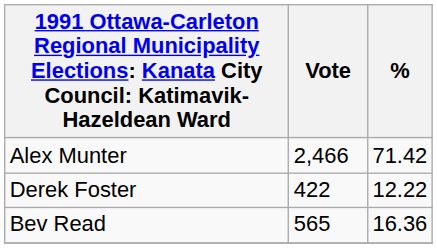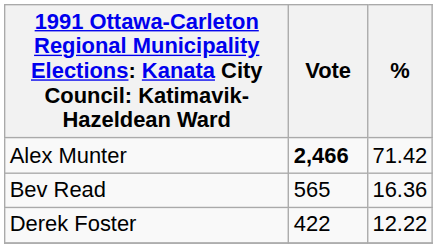(321, 155) normal -> (321, 155) bold
rows swapped: (58, 224) <-> (73, 190)
